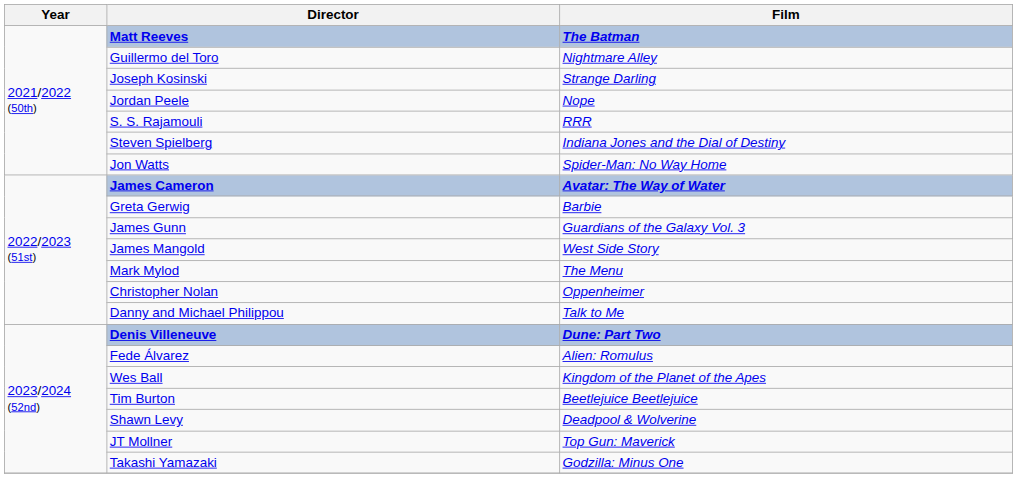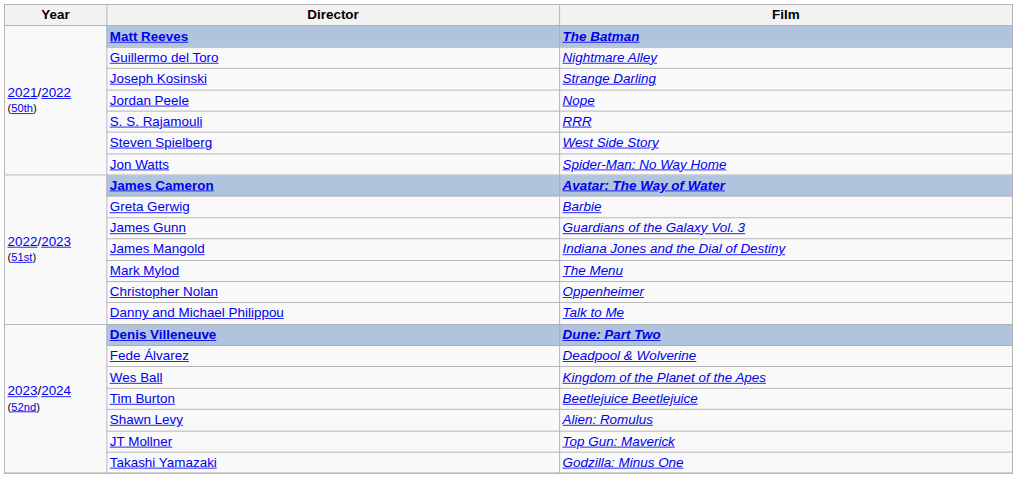(674, 143) Indiana Jones and the Dial of Destiny -> (611, 143) West Side Story
(611, 249) West Side Story -> (674, 249) Indiana Jones and the Dial of Destiny
(608, 356) Alien: Romulus -> (629, 356) Deadpool & Wolverine
(629, 420) Deadpool & Wolverine -> (608, 420) Alien: Romulus
